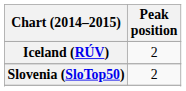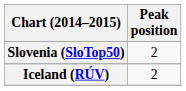rows swapped: (66, 52) <-> (66, 74)
